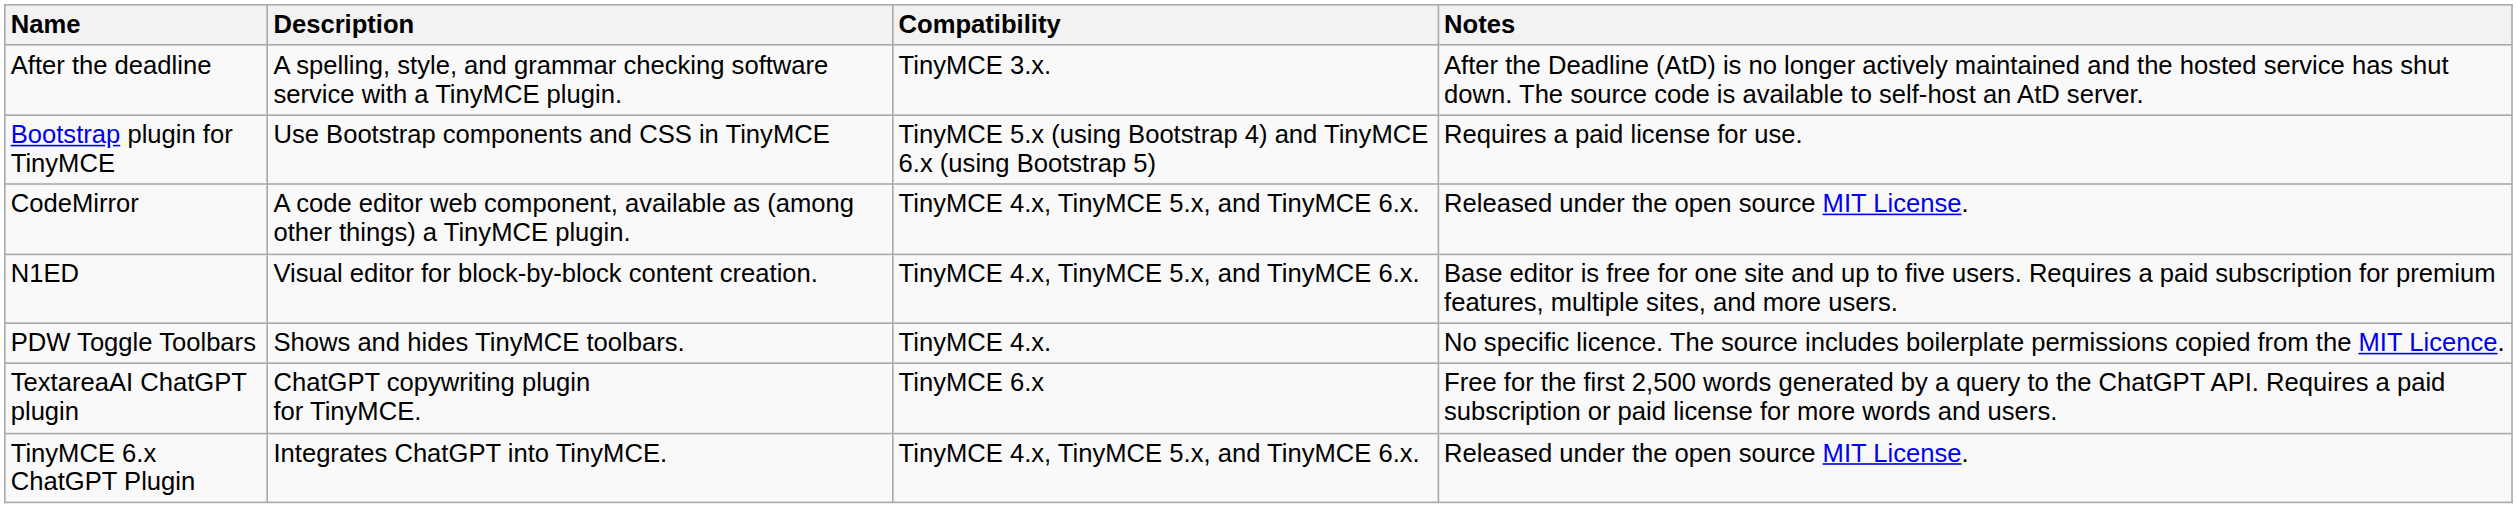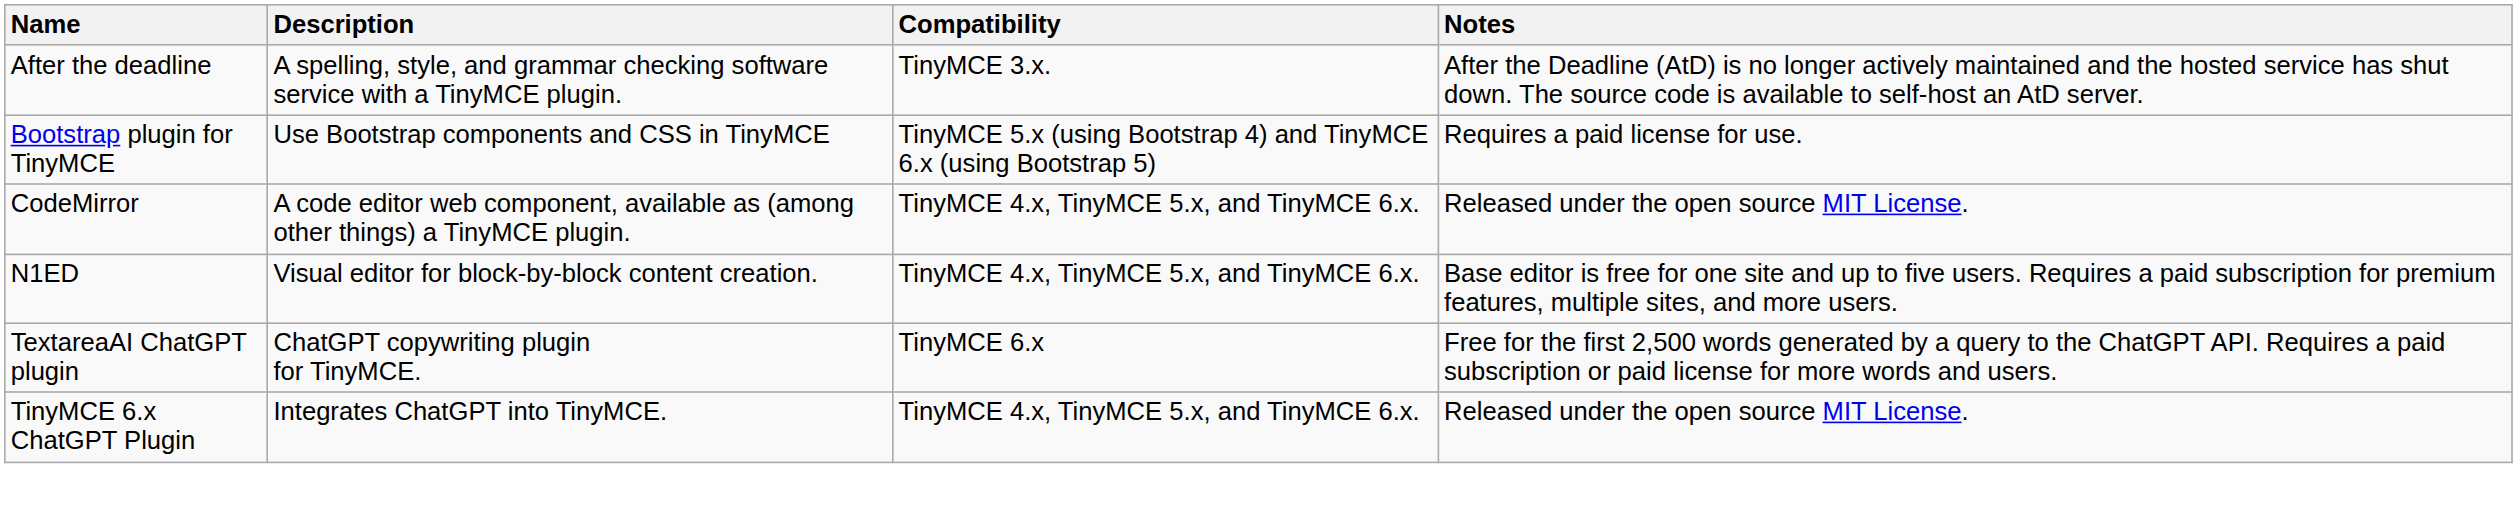- row: (133, 342)
